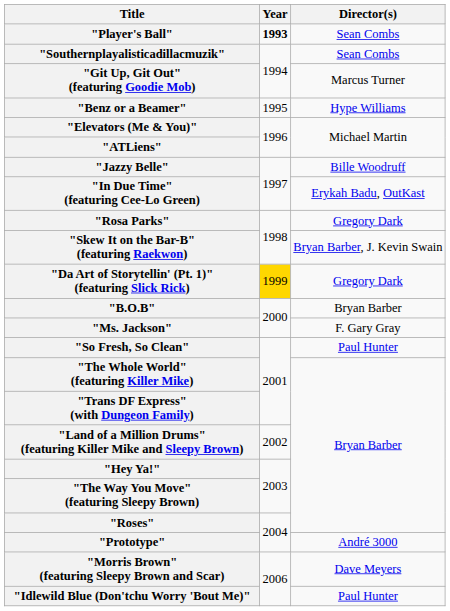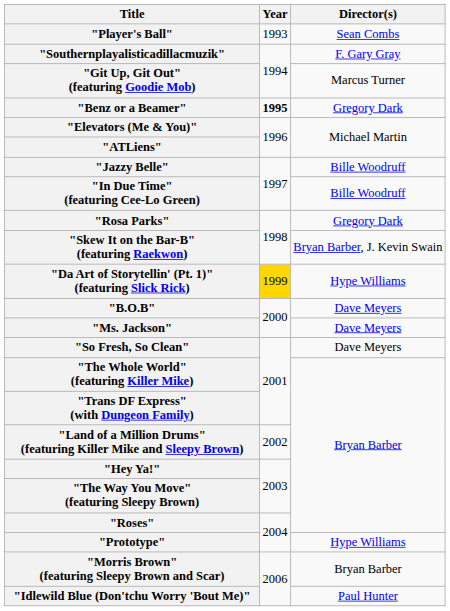(275, 34) bold -> (275, 34) normal
(368, 53) Sean Combs -> (368, 53) F. Gary Gray
(275, 107) normal -> (275, 107) bold
(368, 107) Hype Williams -> (368, 107) Gregory Dark
(368, 193) Erykah Badu, OutKast -> (368, 193) Bille Woodruff
(368, 281) Gregory Dark -> (368, 281) Hype Williams
(368, 308) Bryan Barber -> (368, 308) Dave Meyers
(368, 327) F. Gary Gray -> (368, 327) Dave Meyers
(368, 347) Paul Hunter -> (368, 347) Dave Meyers
(368, 542) André 3000 -> (368, 542) Hype Williams
(368, 569) Dave Meyers -> (368, 569) Bryan Barber
